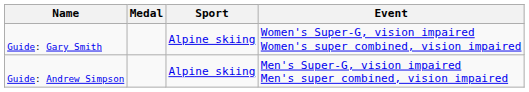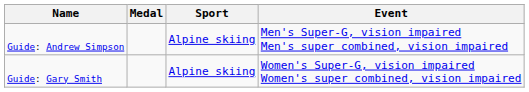rows swapped: (66, 78) <-> (55, 46)
